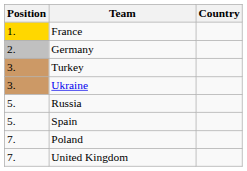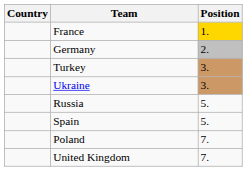columns swapped: (27, 13) <-> (219, 13)
